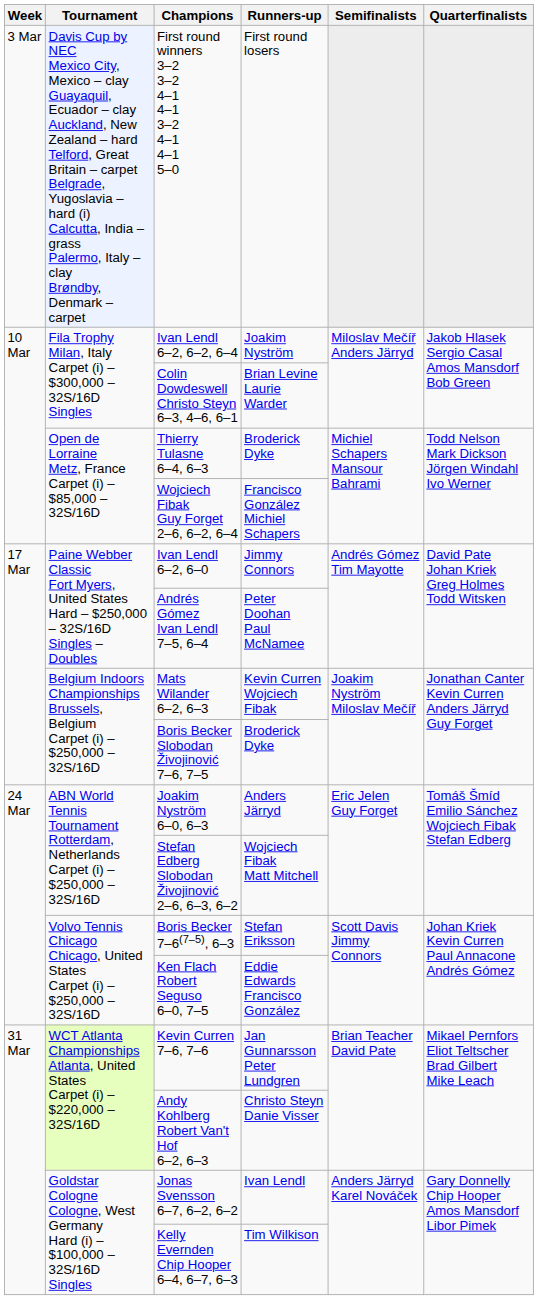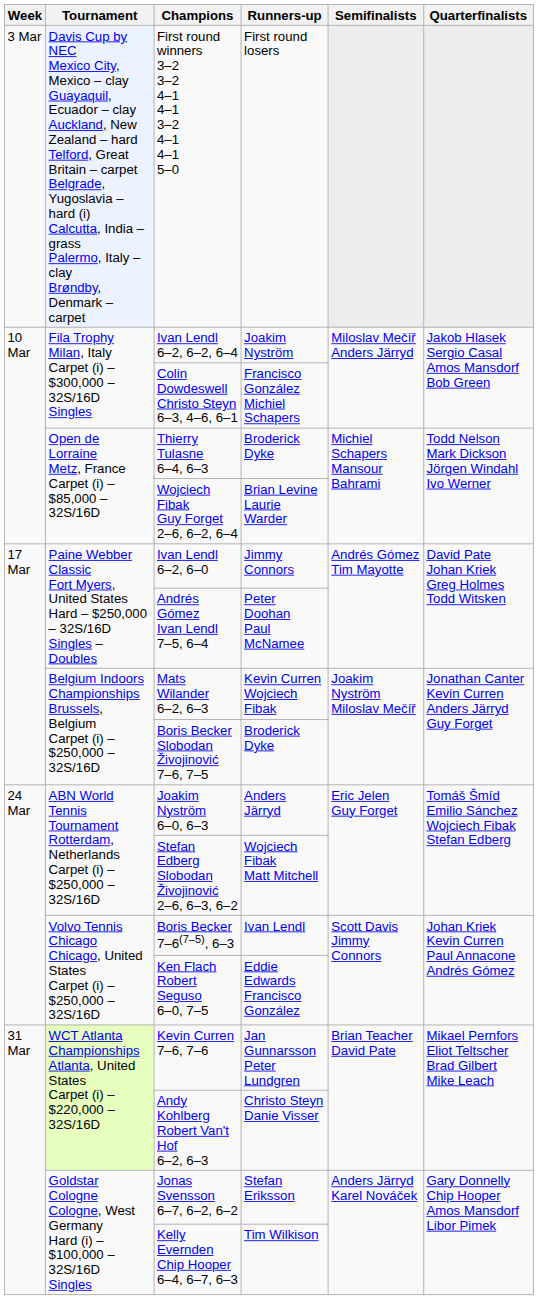(281, 388) Brian Levine Laurie Warder -> (273, 396) Francisco González Michiel Schapers
(273, 512) Francisco González Michiel Schapers -> (281, 504) Brian Levine Laurie Warder
(269, 933) Stefan Eriksson -> (275, 926) Ivan Lendl
(275, 1181) Ivan Lendl -> (269, 1188) Stefan Eriksson
